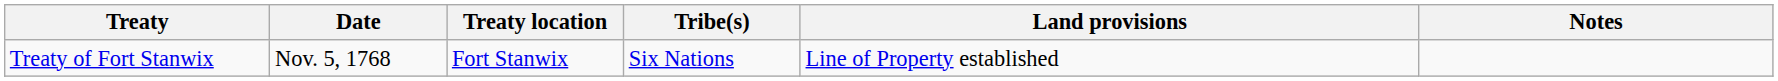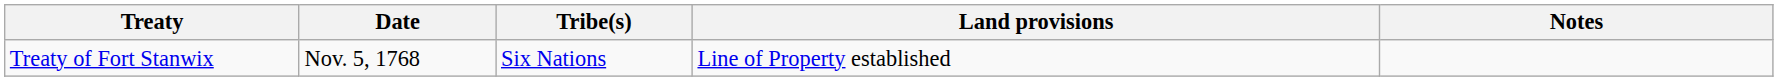- column: (535, 22)
